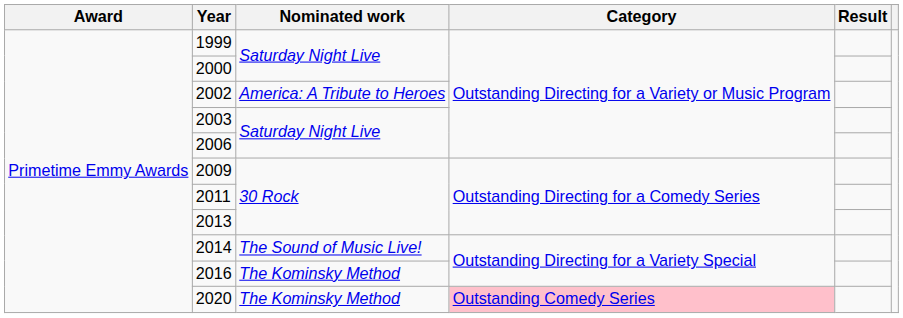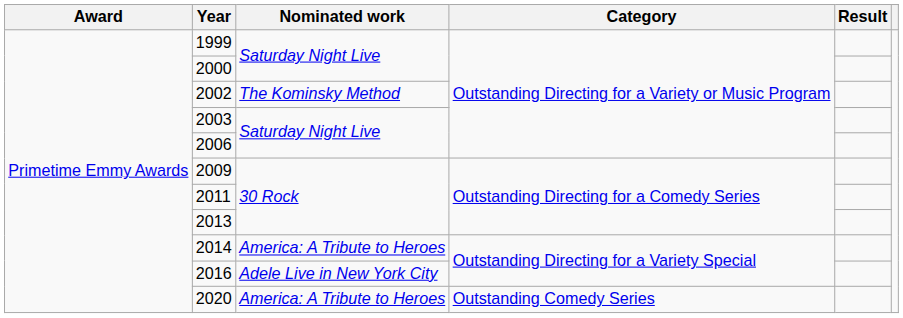(342, 94) America: A Tribute to Heroes -> (320, 94) The Kominsky Method
(330, 247) The Sound of Music Live! -> (342, 247) America: A Tribute to Heroes
(320, 273) The Kominsky Method -> (338, 273) Adele Live in New York City
(320, 299) The Kominsky Method -> (342, 299) America: A Tribute to Heroes
(554, 299) pink background -> (554, 299) no background
